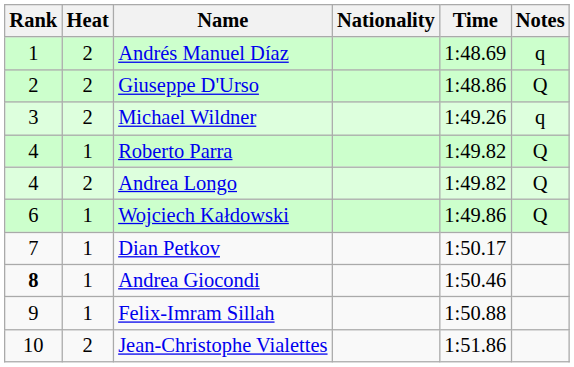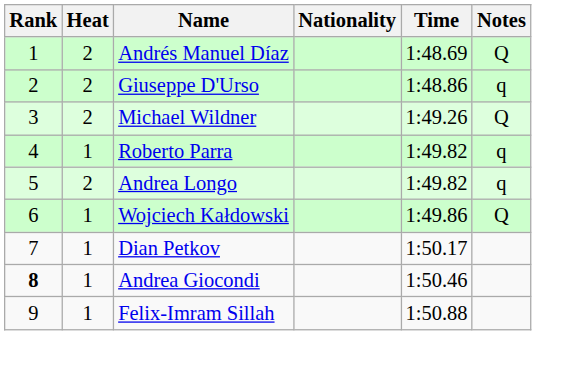(540, 53) q -> (501, 53) Q
(540, 85) Q -> (501, 85) q
(540, 118) q -> (501, 118) Q
(540, 150) Q -> (501, 150) q
(33, 183) 4 -> (33, 183) 5
(540, 183) Q -> (501, 183) q
- row: (223, 345)
